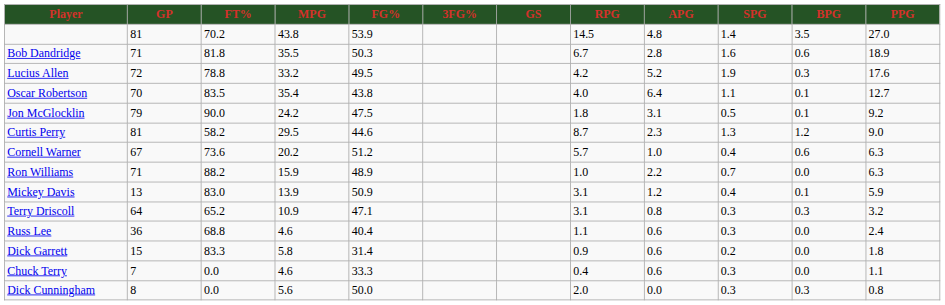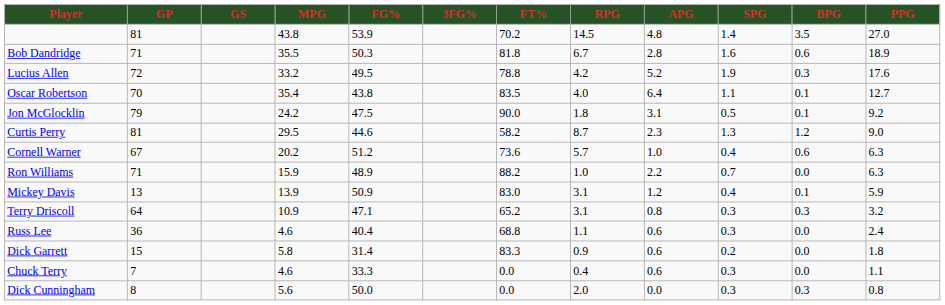columns swapped: (533, 14) <-> (238, 14)
